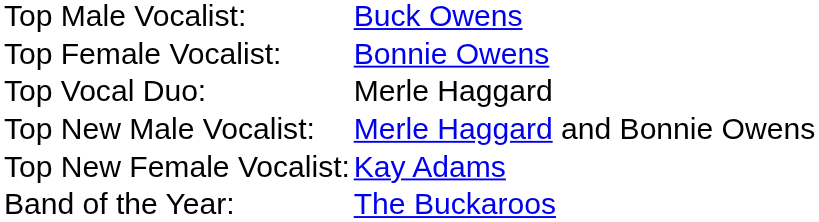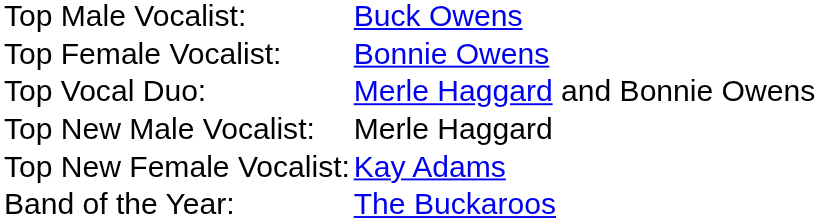(453, 91) Merle Haggard -> (584, 91) Merle Haggard and Bonnie Owens
(584, 129) Merle Haggard and Bonnie Owens -> (453, 129) Merle Haggard
